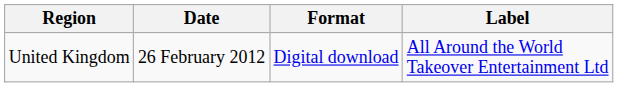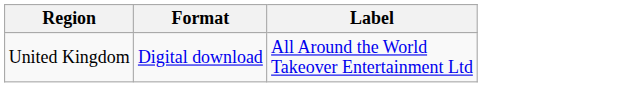- column: (202, 18)
